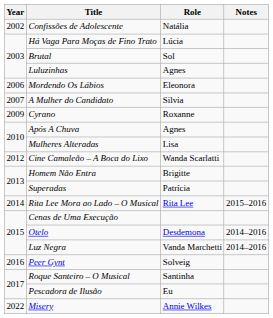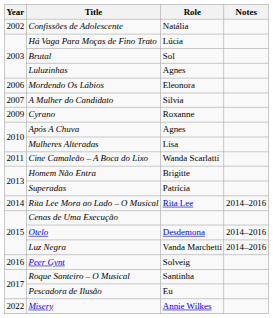(15, 159) 2012 -> (15, 159) 2011
(246, 203) 2015–2016 -> (246, 203) 2014–2016
